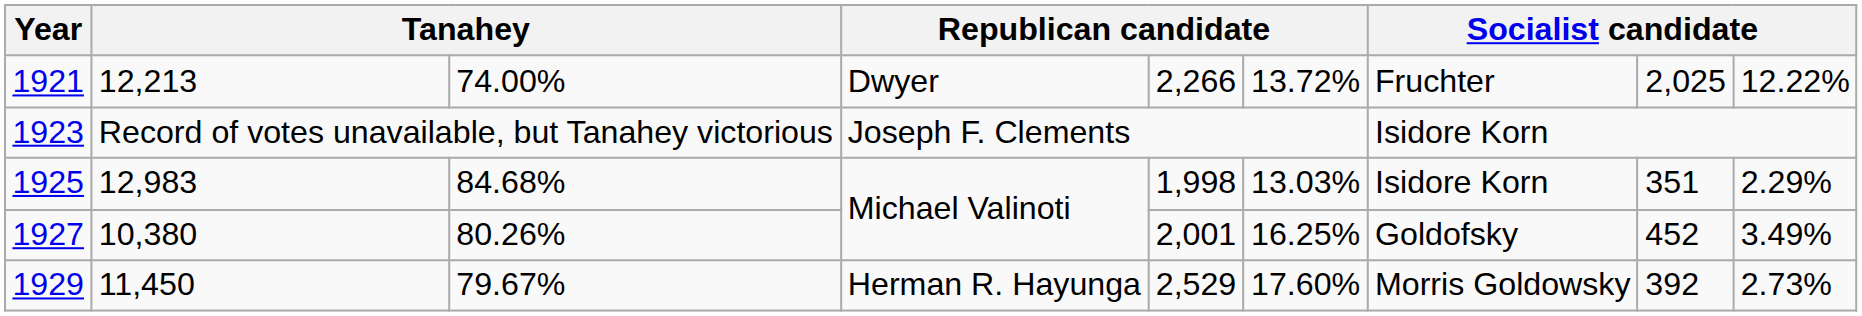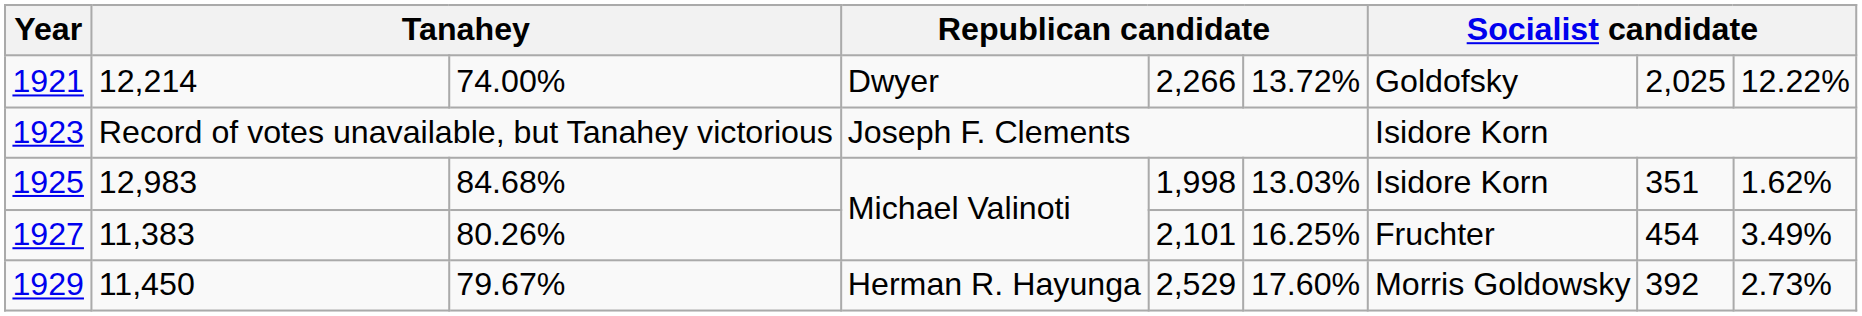(148, 81) 12,213 -> (148, 81) 12,214
(1435, 81) Fruchter -> (1446, 81) Goldofsky
(1786, 183) 2.29% -> (1786, 183) 1.62%
(148, 234) 10,380 -> (147, 234) 11,383
(1196, 234) 2,001 -> (1196, 234) 2,101
(1446, 234) Goldofsky -> (1435, 234) Fruchter
(1672, 234) 452 -> (1672, 234) 454
